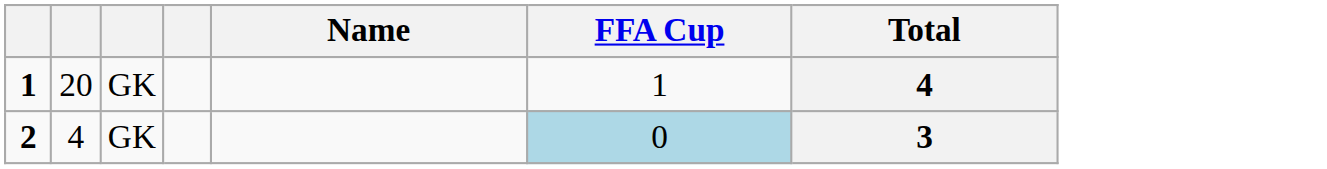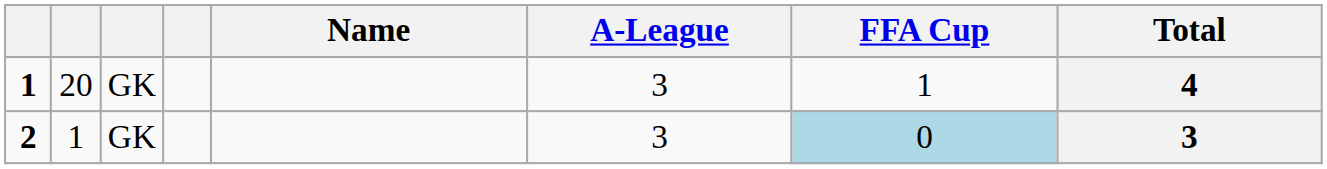+ column: (660, 30)
(76, 136) 4 -> (76, 136) 1
